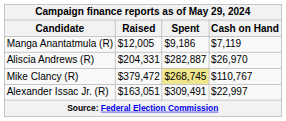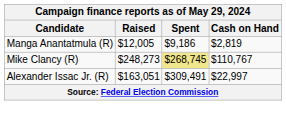(226, 44) $7,119 -> (227, 44) $2,819
- row: (50, 60)
(139, 76) $379,472 -> (139, 60) $248,273
